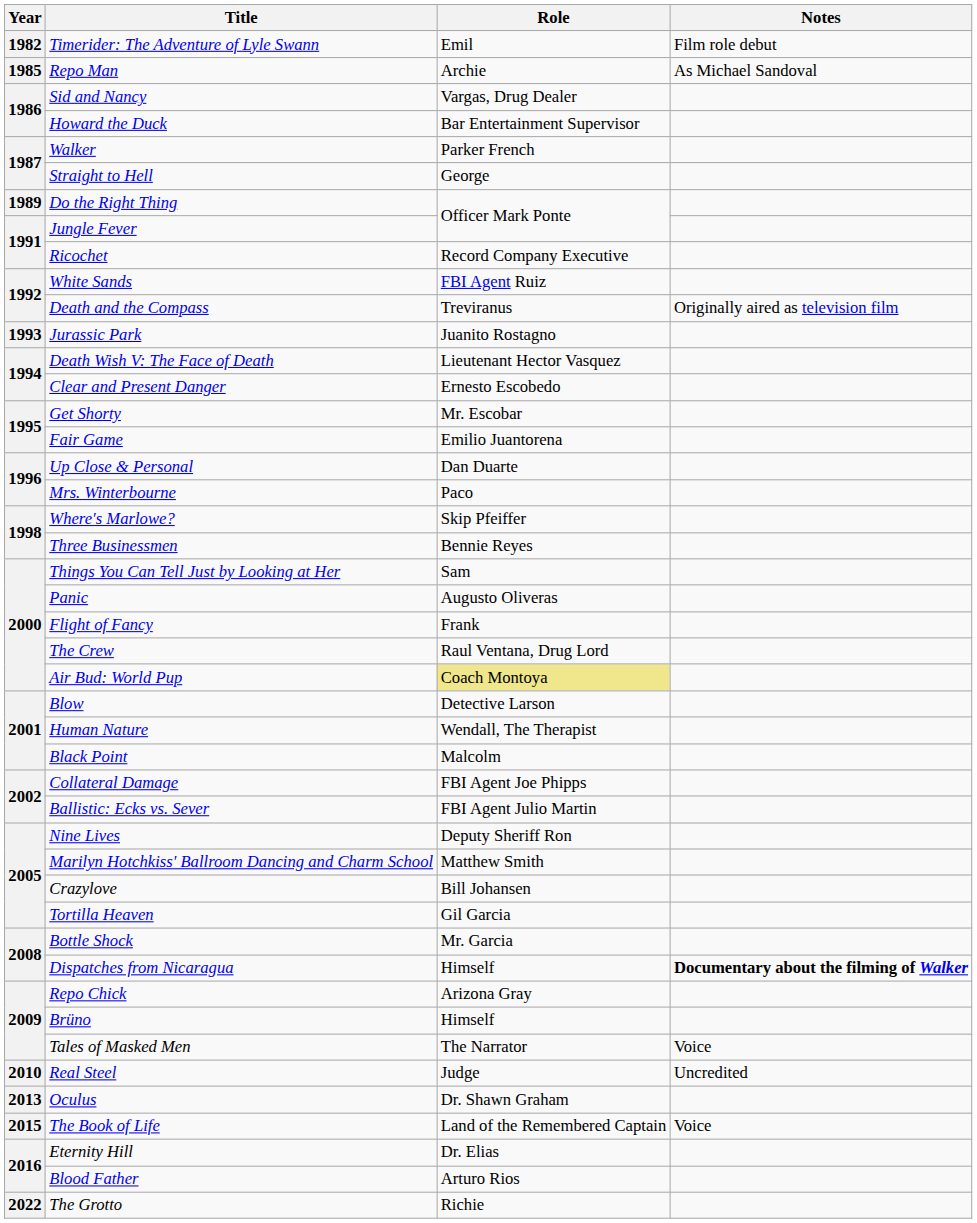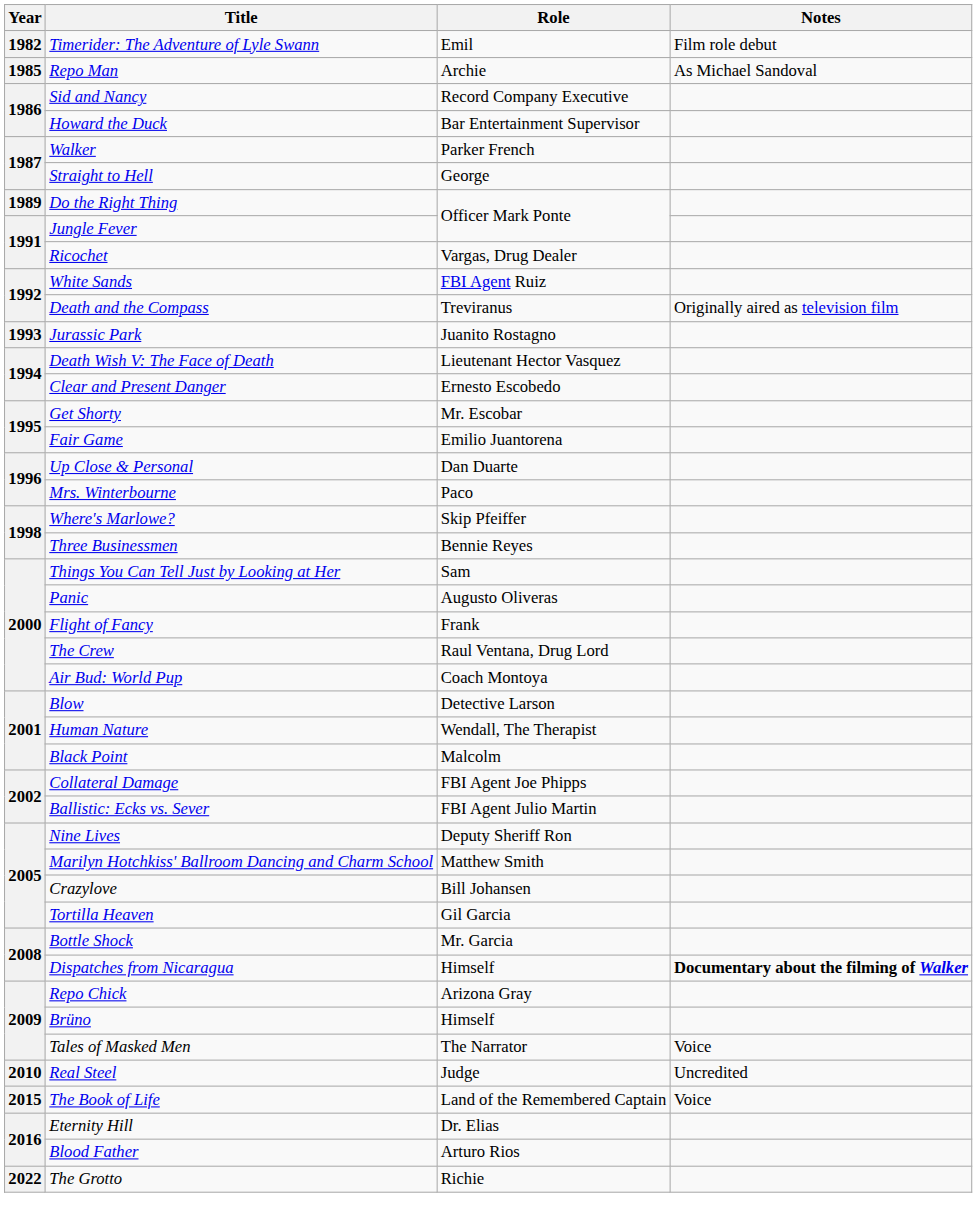(509, 96) Vargas, Drug Dealer -> (535, 96) Record Company Executive
(535, 255) Record Company Executive -> (509, 255) Vargas, Drug Dealer
(494, 677) khaki background -> (494, 677) no background
- row: (73, 1099)
